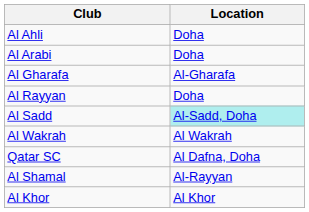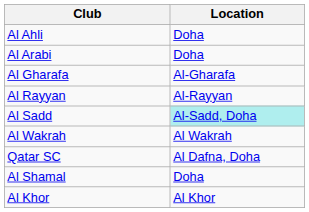(189, 95) Doha -> (203, 95) Al-Rayyan
(203, 177) Al-Rayyan -> (189, 177) Doha
